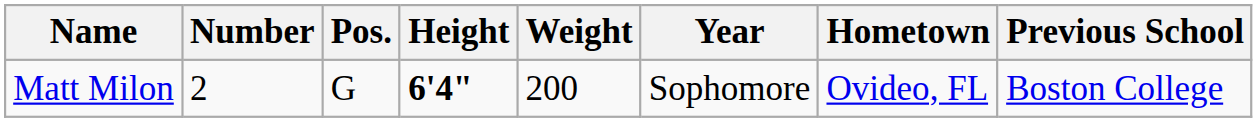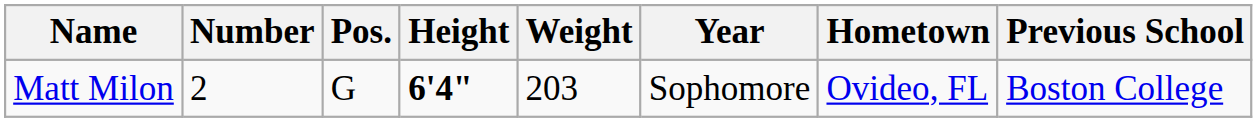(552, 87) 200 -> (552, 87) 203
